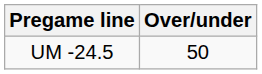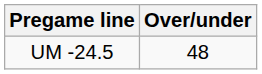(198, 52) 50 -> (198, 52) 48
